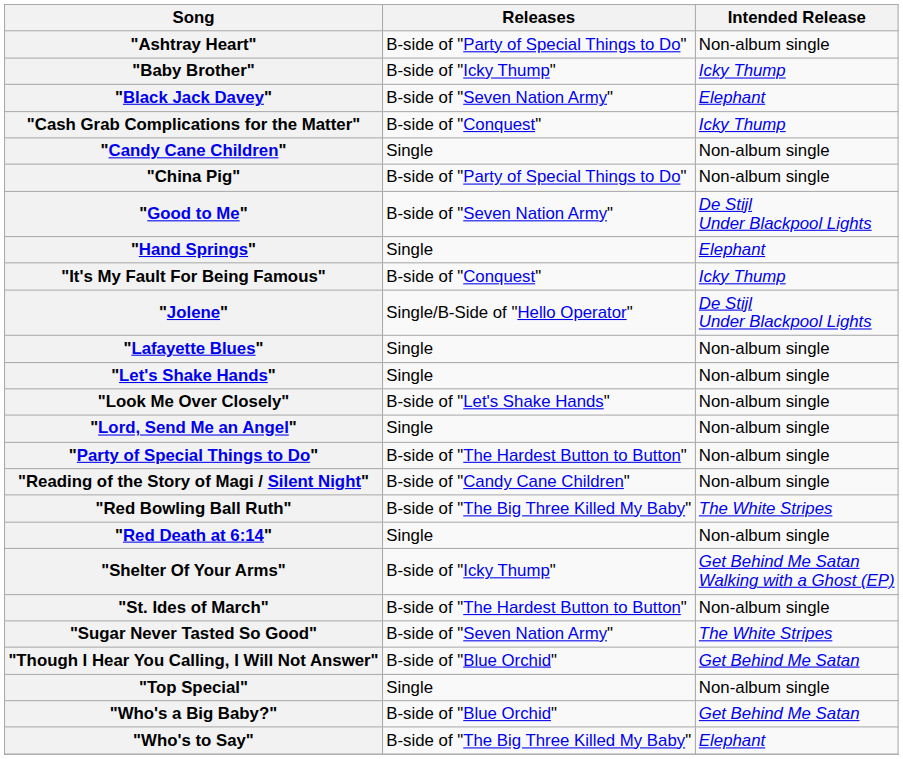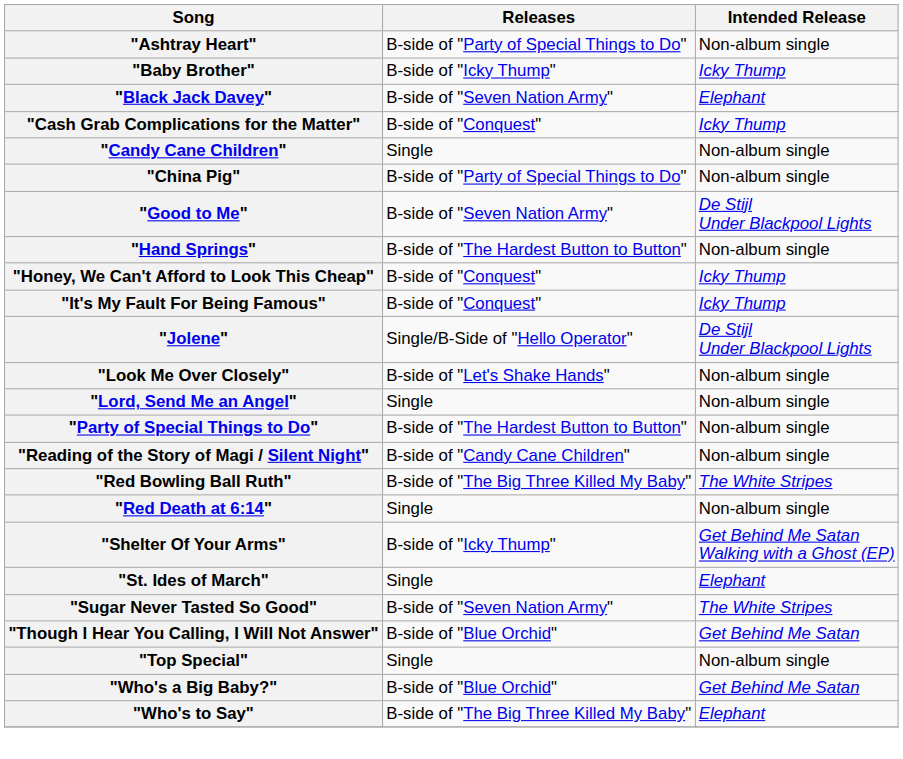(410, 249) Single -> (537, 249) B-side of "The Hardest Button to Button"
(732, 249) Elephant -> (764, 249) Non-album single
+ row: (193, 276)
- row: (193, 348)
- row: (193, 375)
(537, 607) B-side of "The Hardest Button to Button" -> (410, 580) Single
(764, 607) Non-album single -> (732, 580) Elephant
